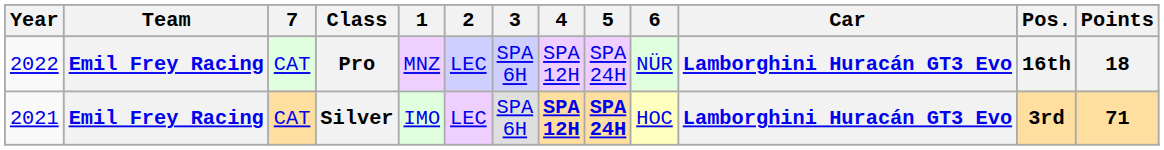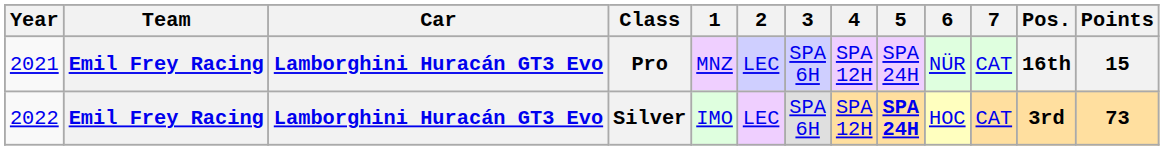columns swapped: (847, 21) <-> (292, 21)
(34, 64) 2022 -> (34, 64) 2021
(1117, 64) 18 -> (1117, 64) 15
(34, 118) 2021 -> (34, 118) 2022
(561, 118) bold -> (854, 118) normal
(1117, 118) 71 -> (1117, 118) 73
